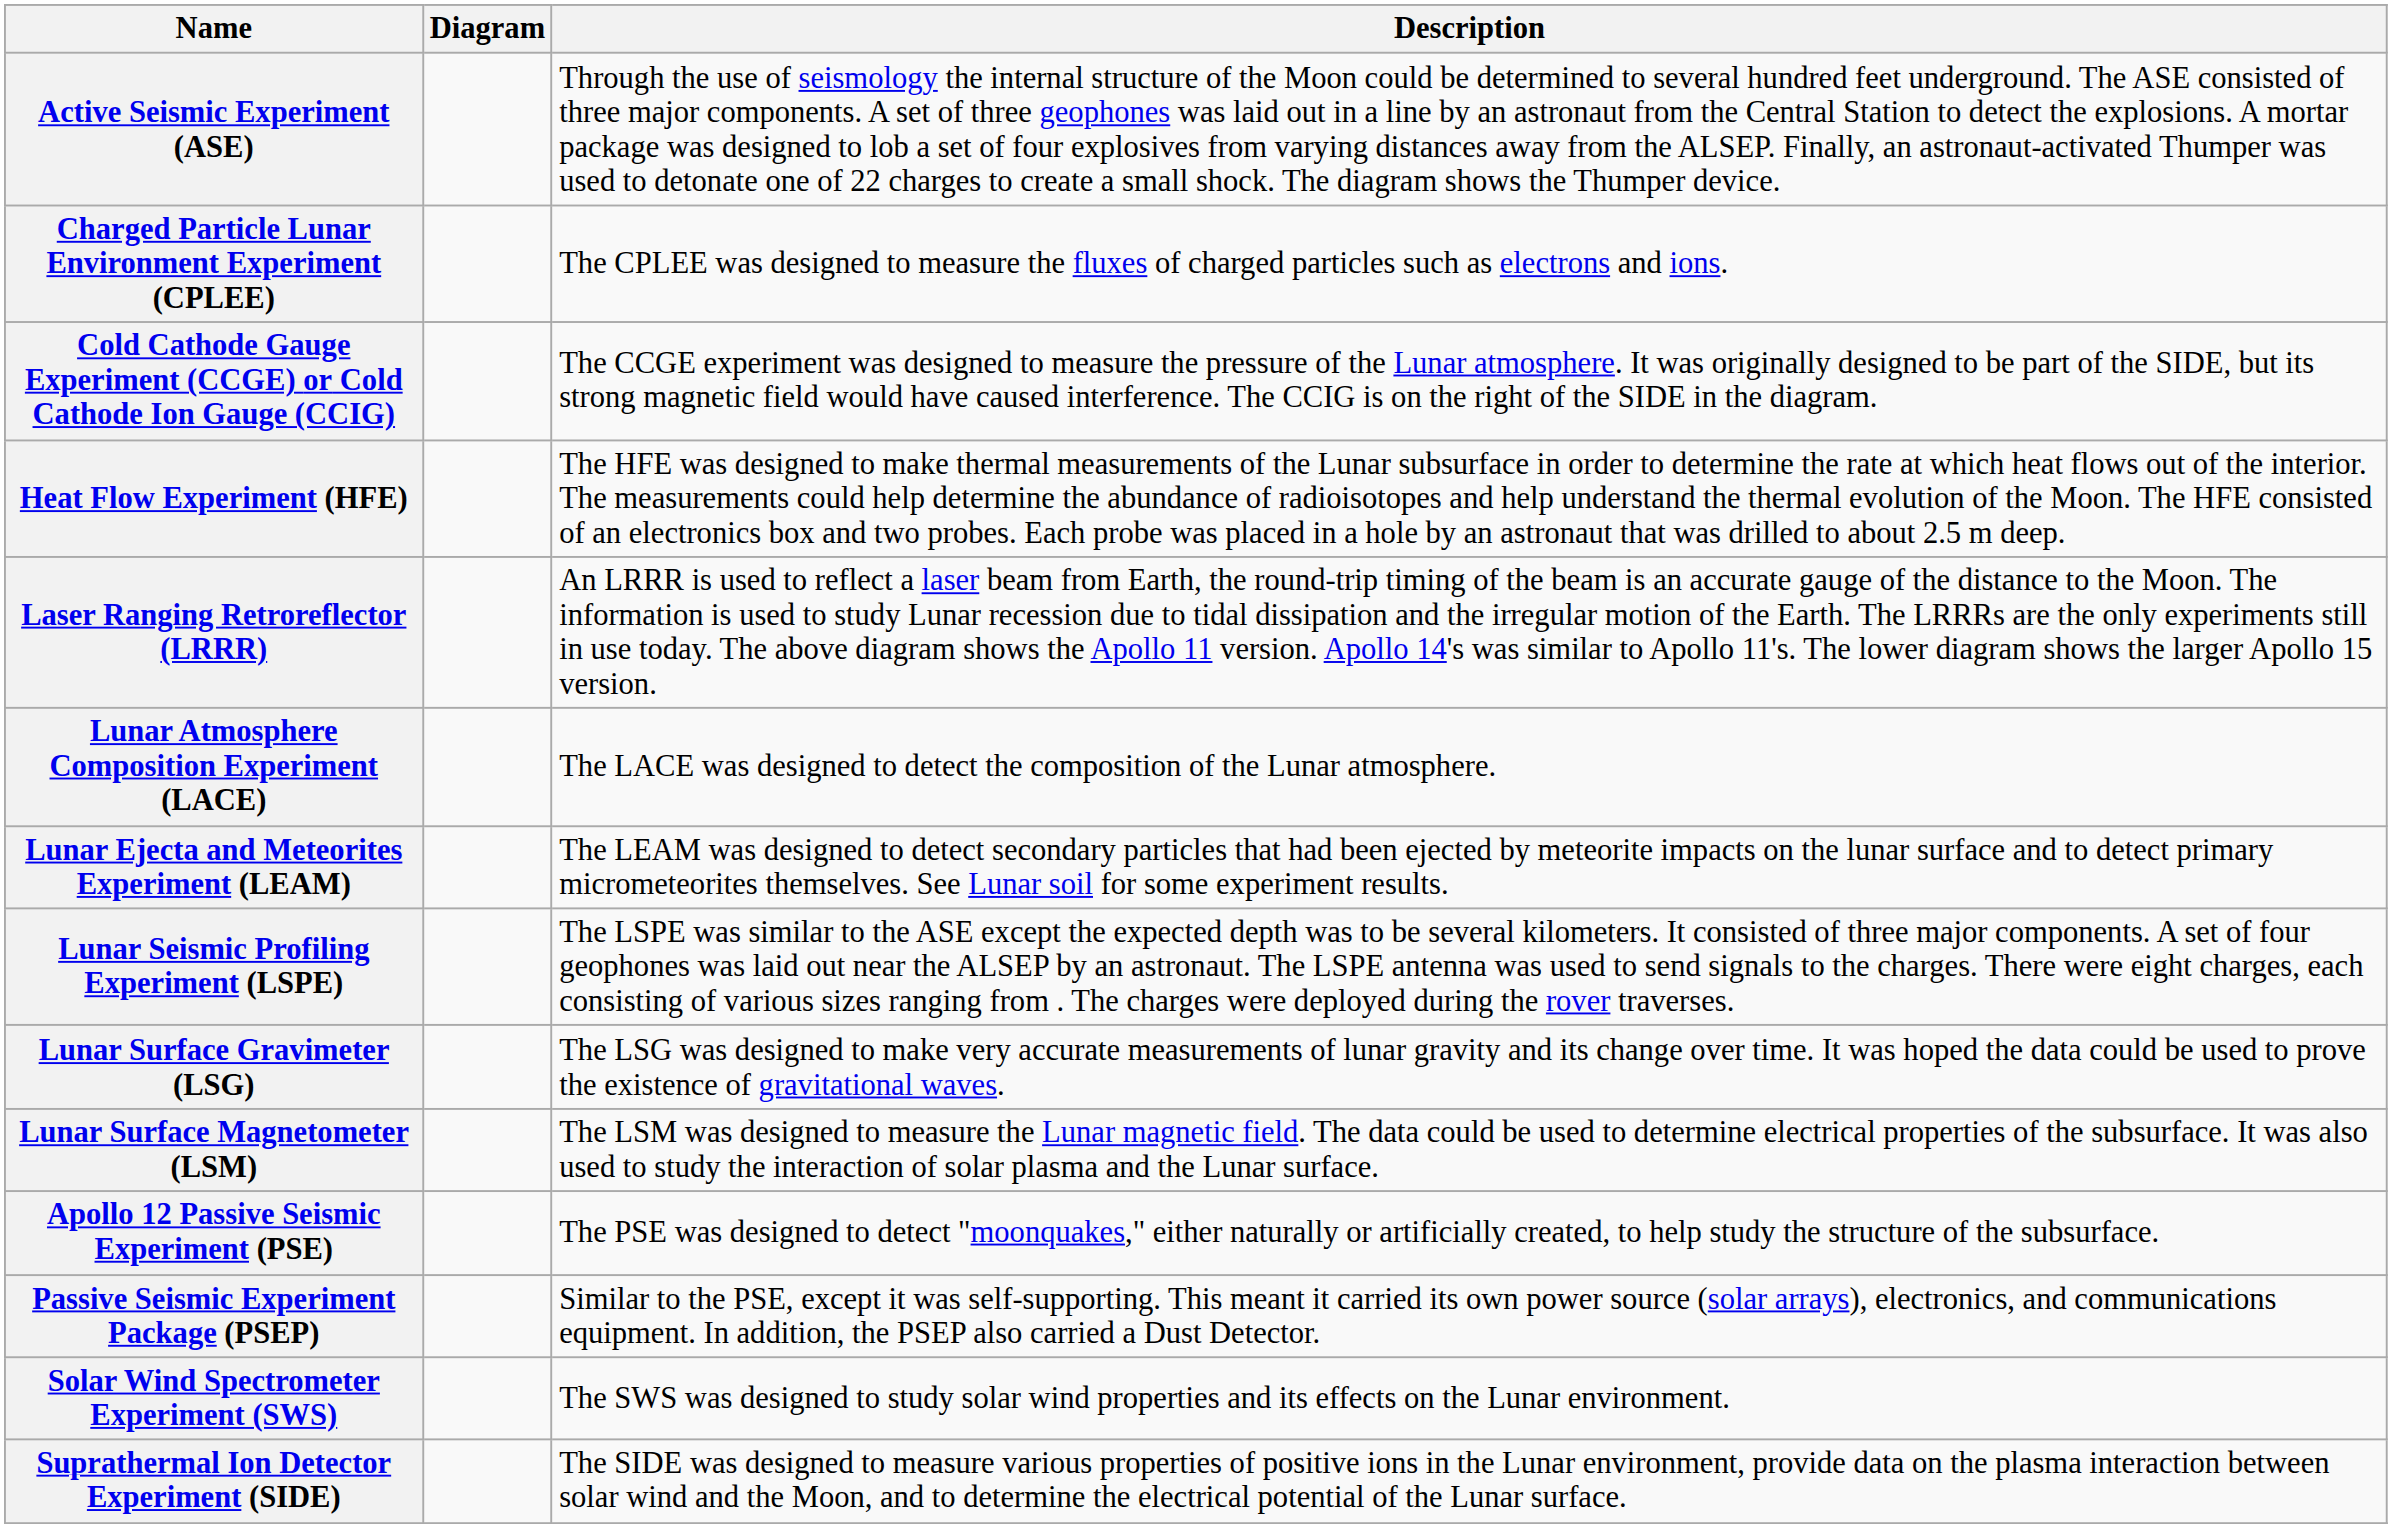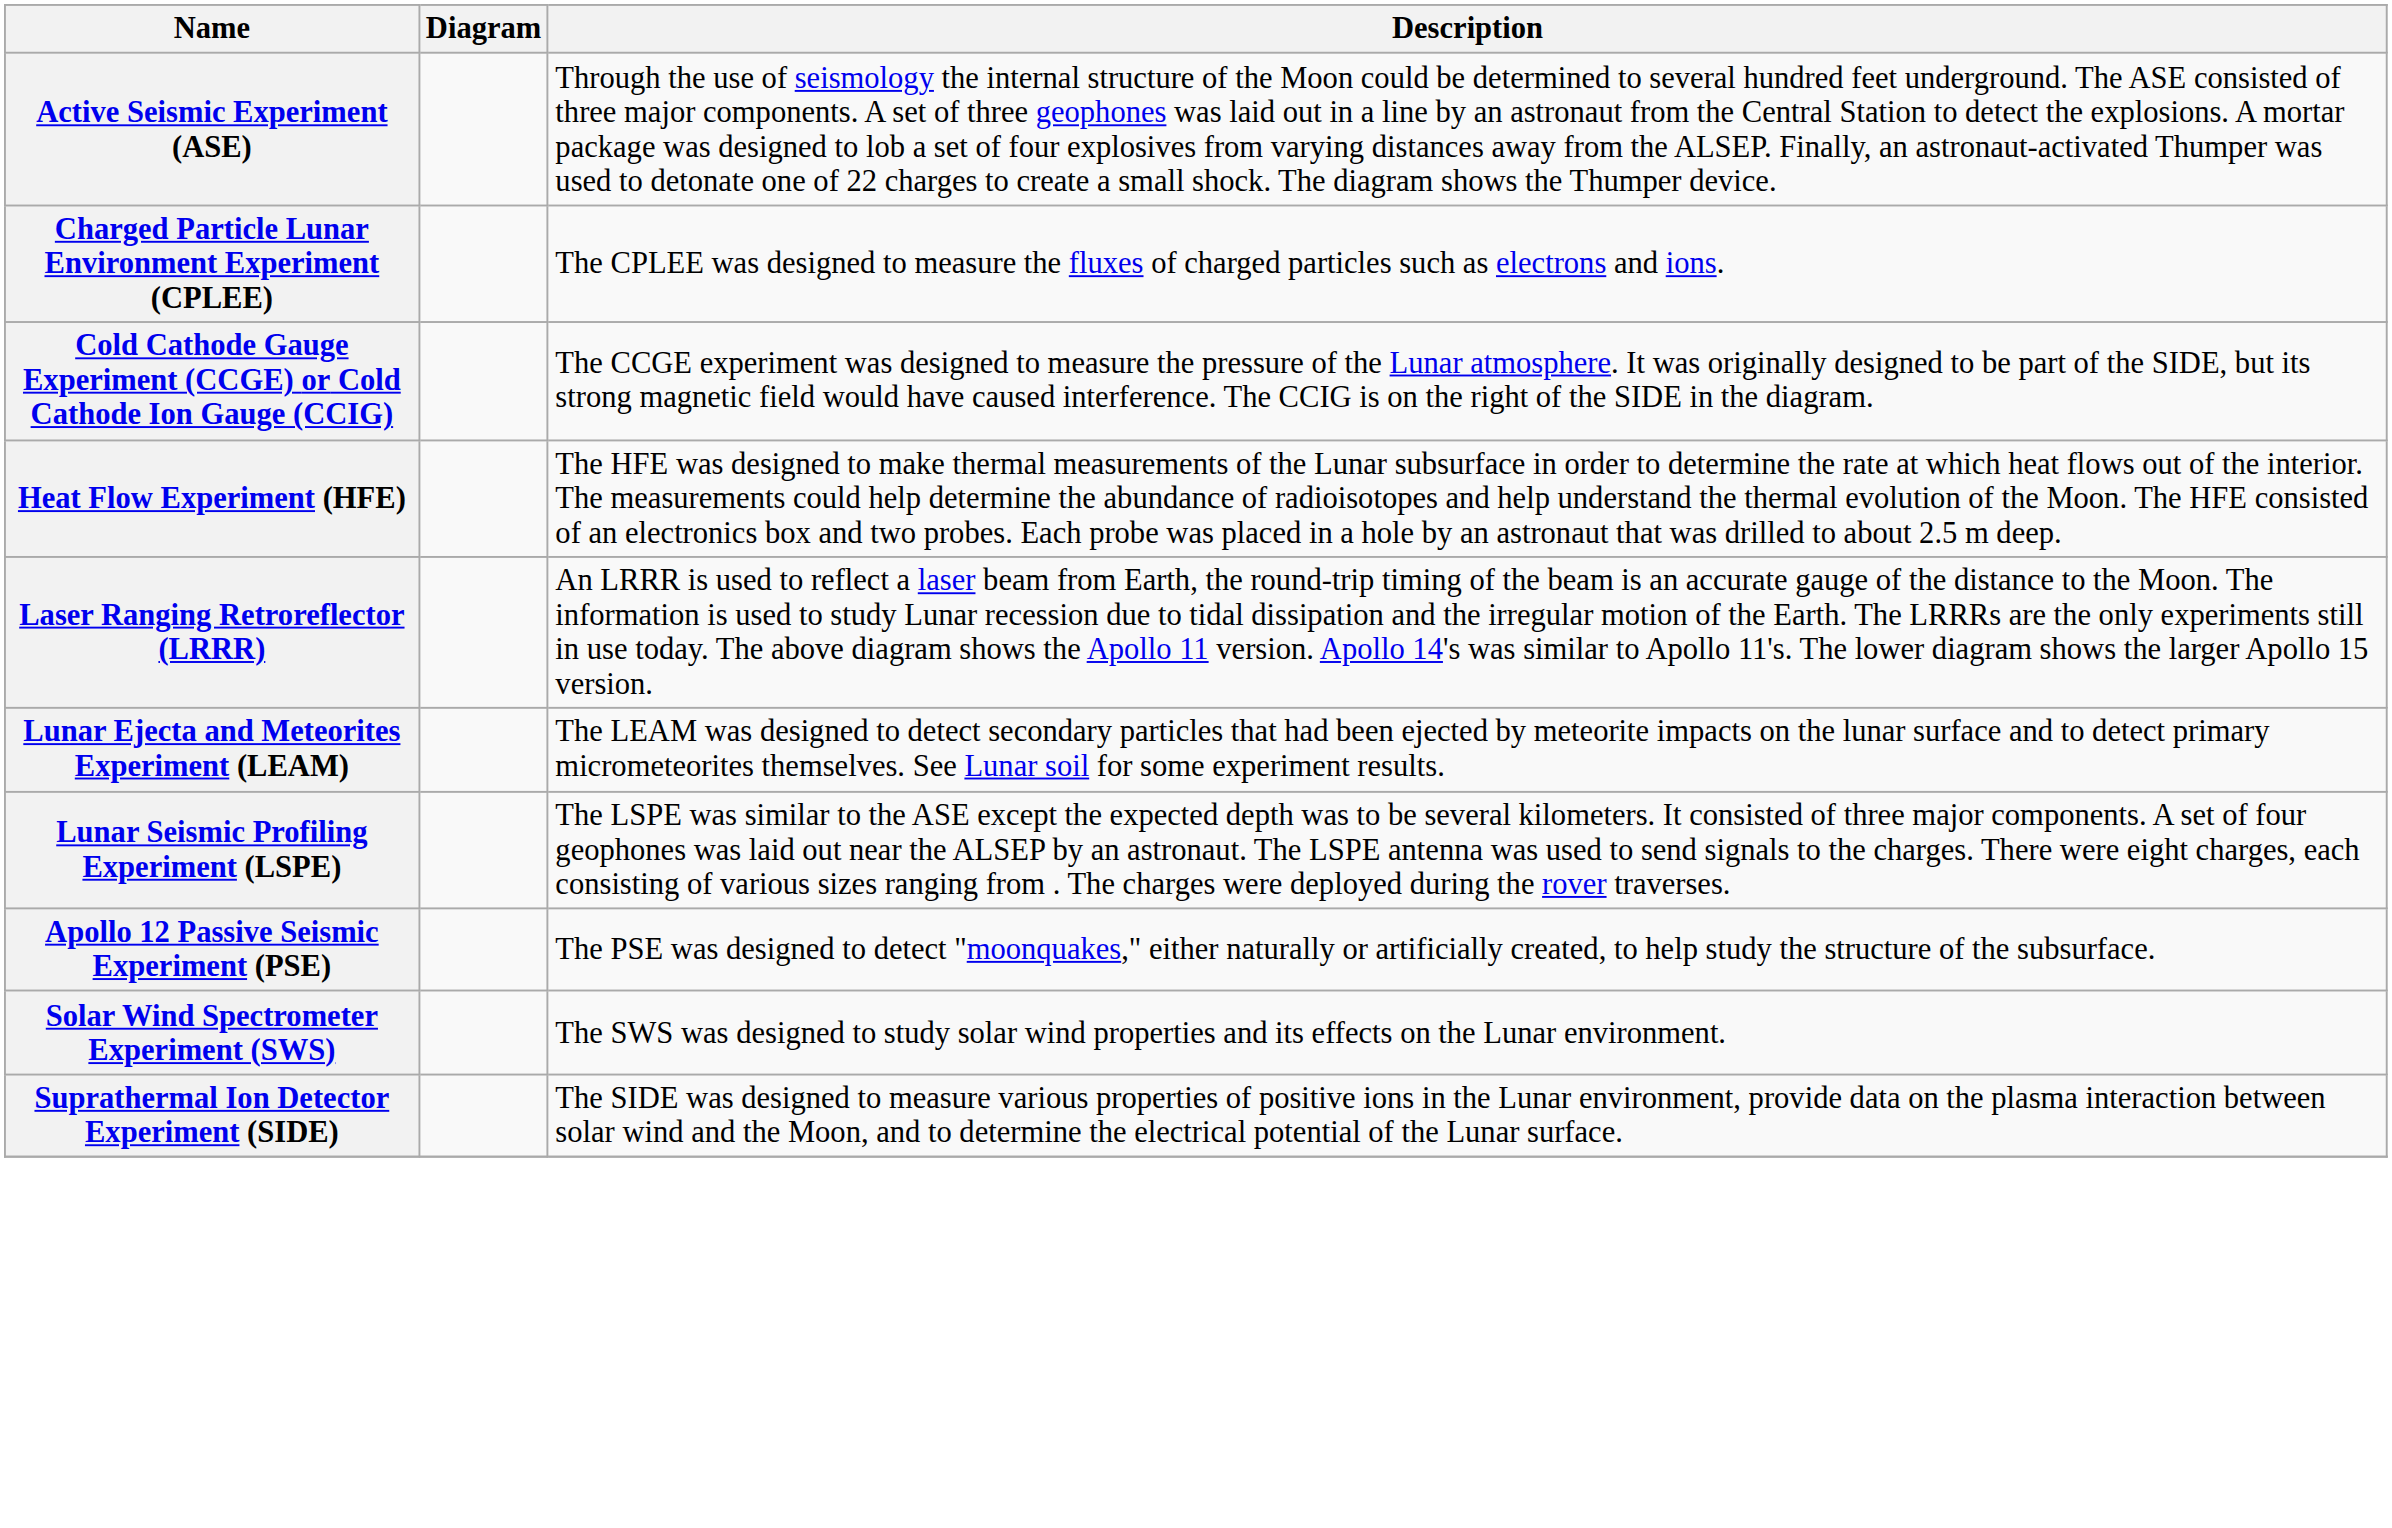- row: (214, 766)
- row: (214, 1066)
- row: (214, 1149)
- row: (214, 1315)
